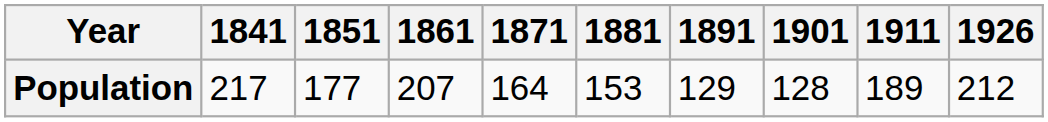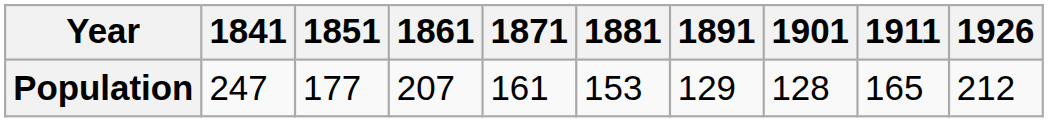(239, 87) 217 -> (239, 87) 247
(520, 87) 164 -> (520, 87) 161
(894, 87) 189 -> (894, 87) 165
